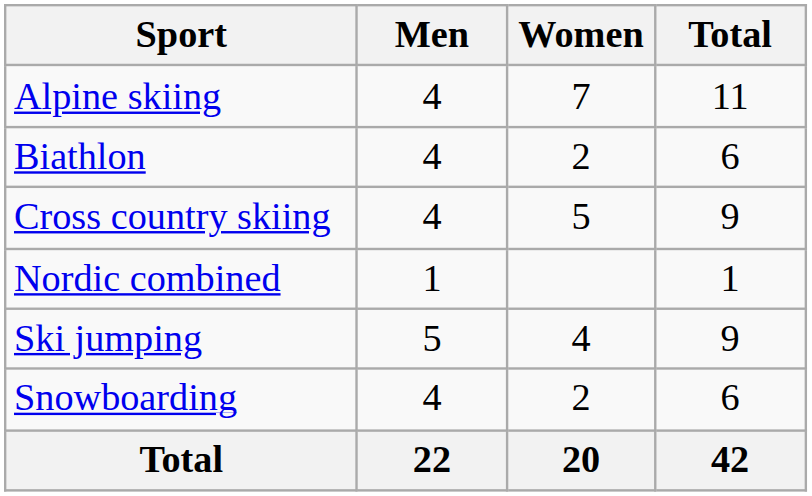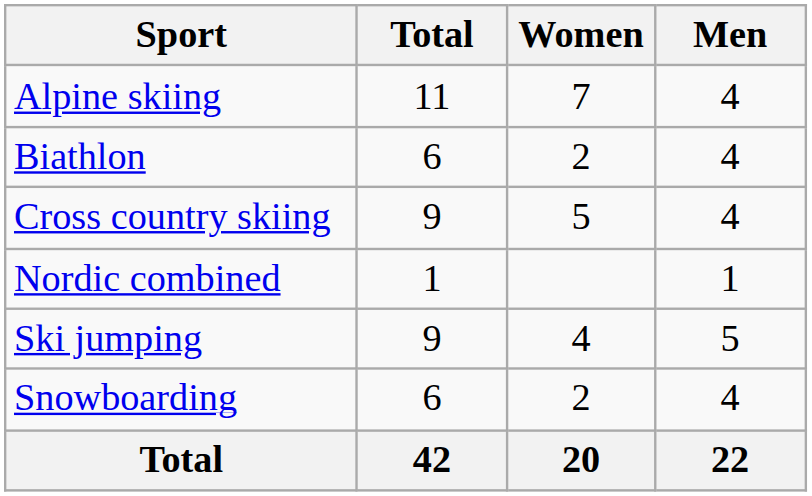columns swapped: (432, 34) <-> (730, 34)
